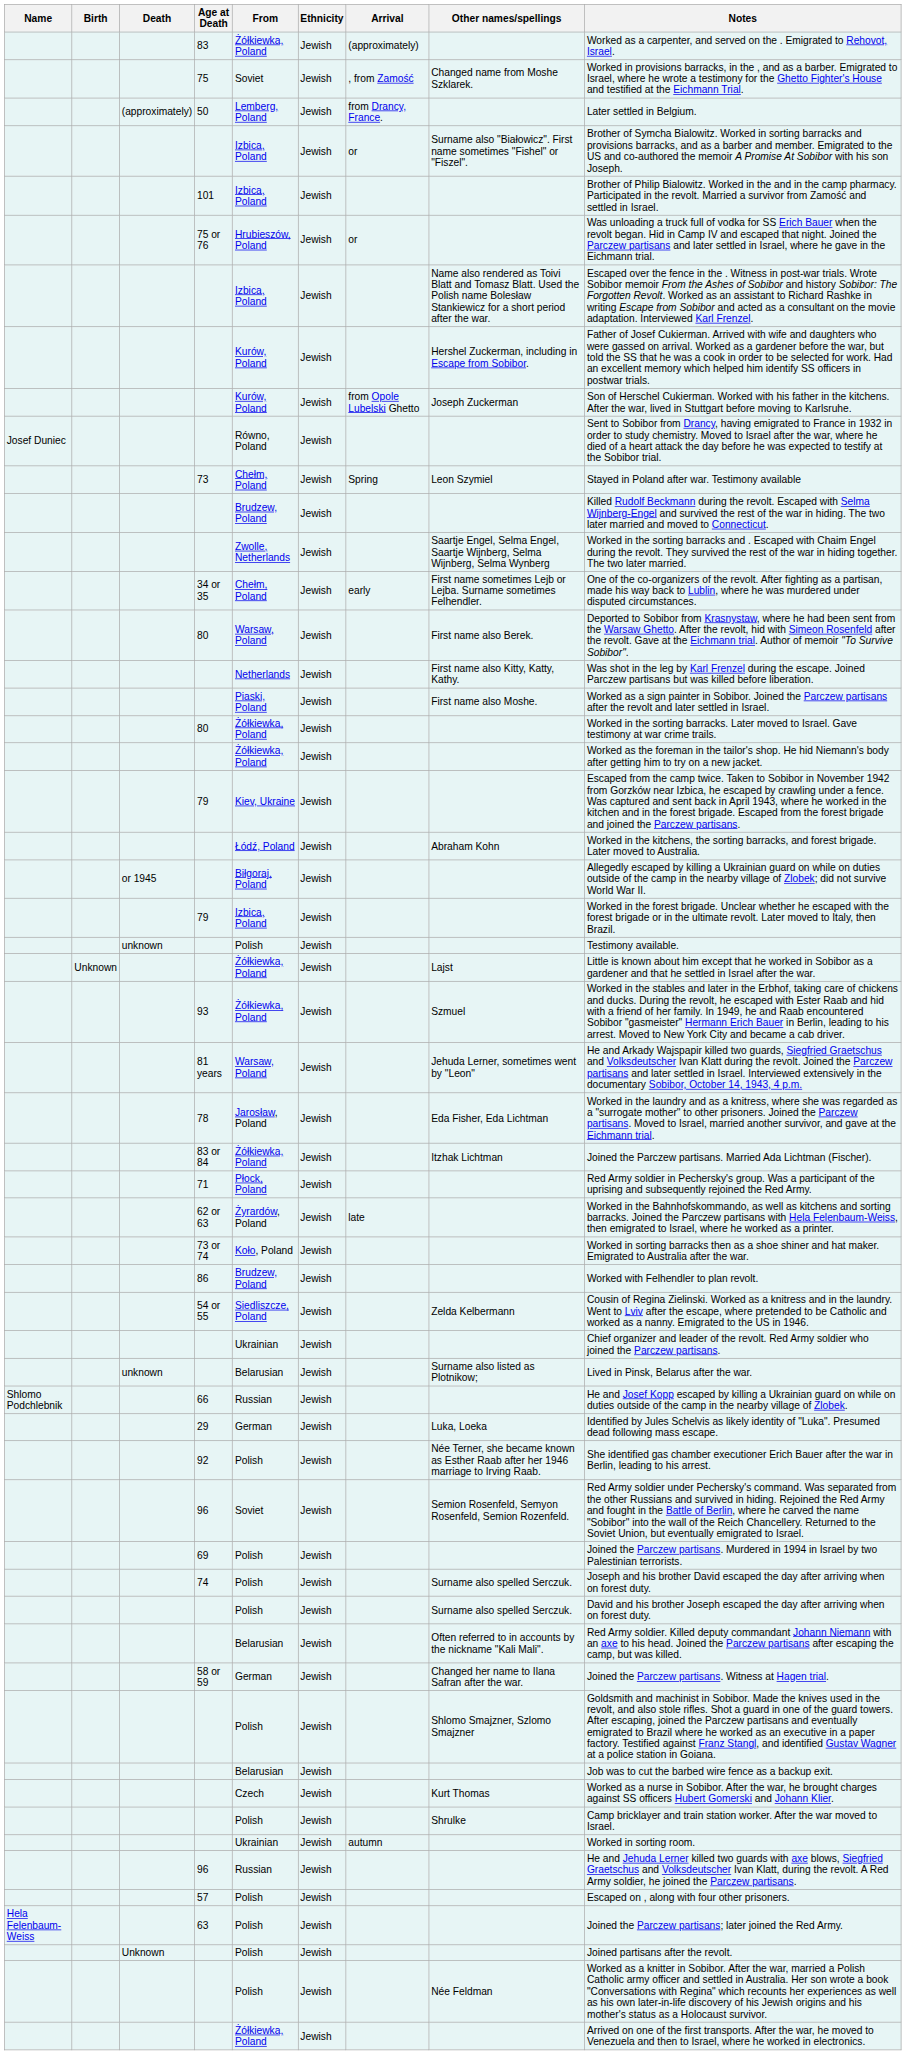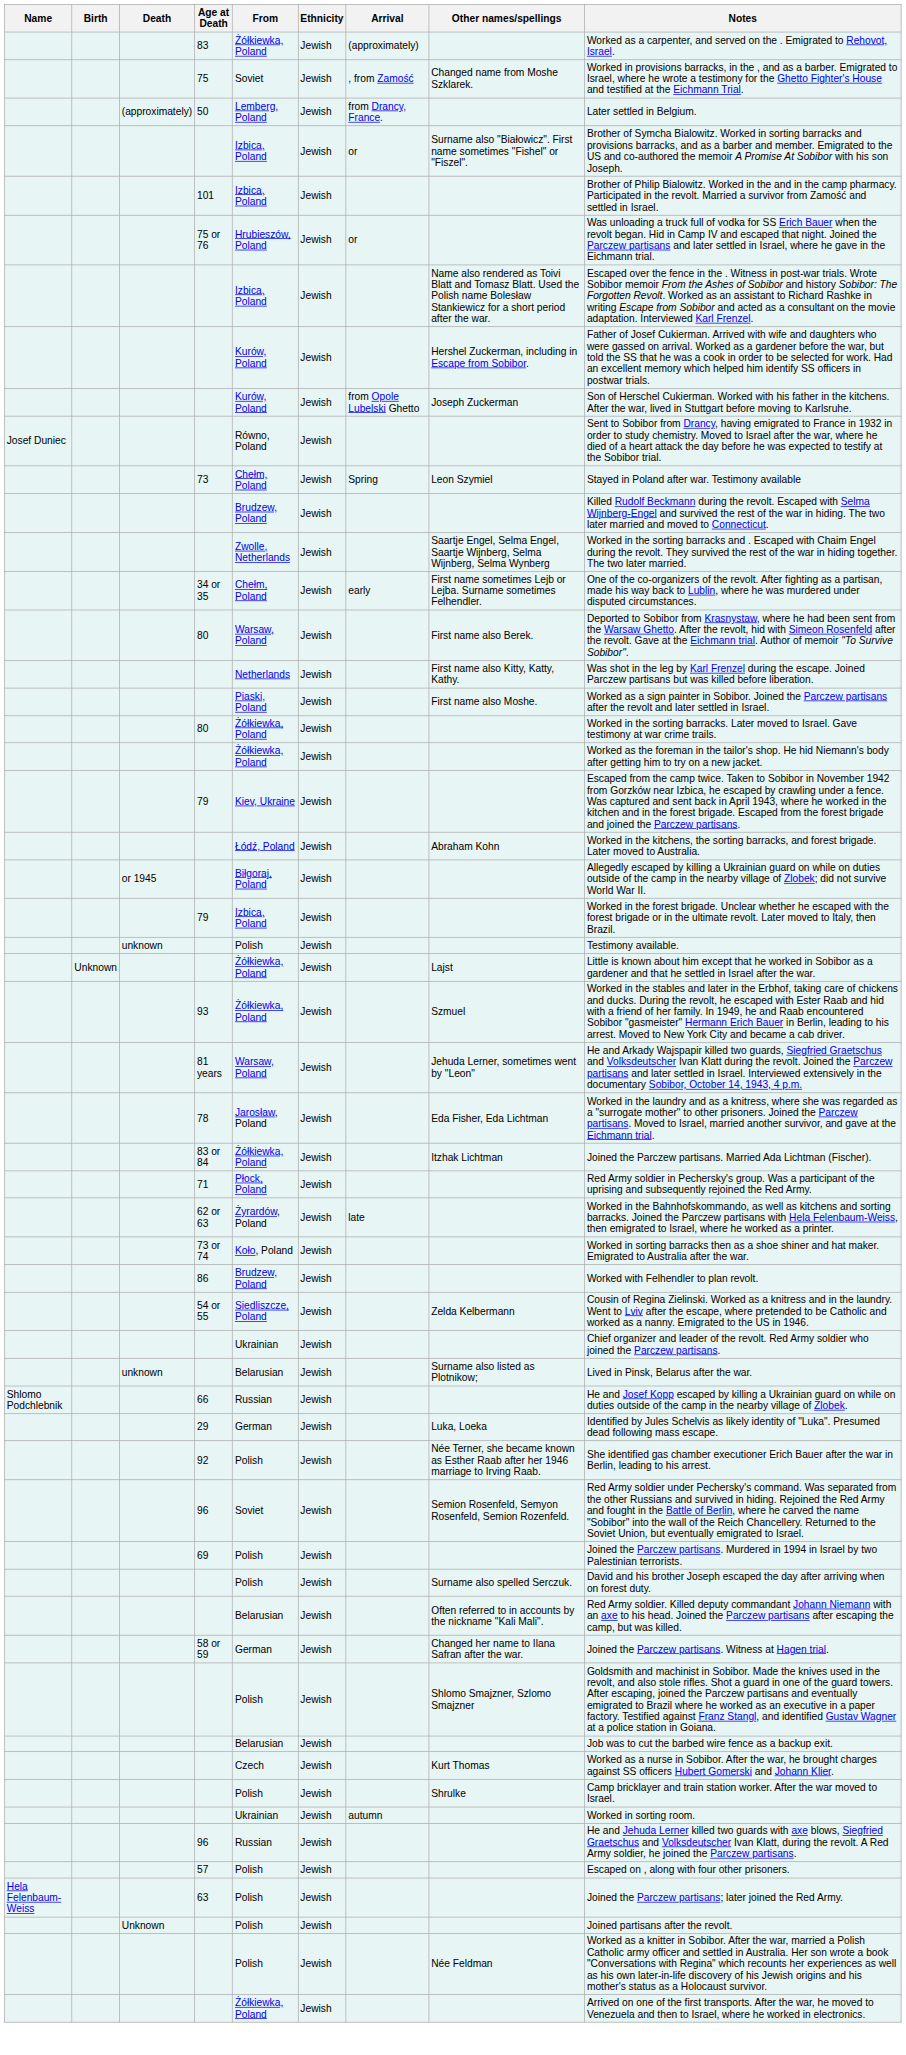- row: (157, 1583)
